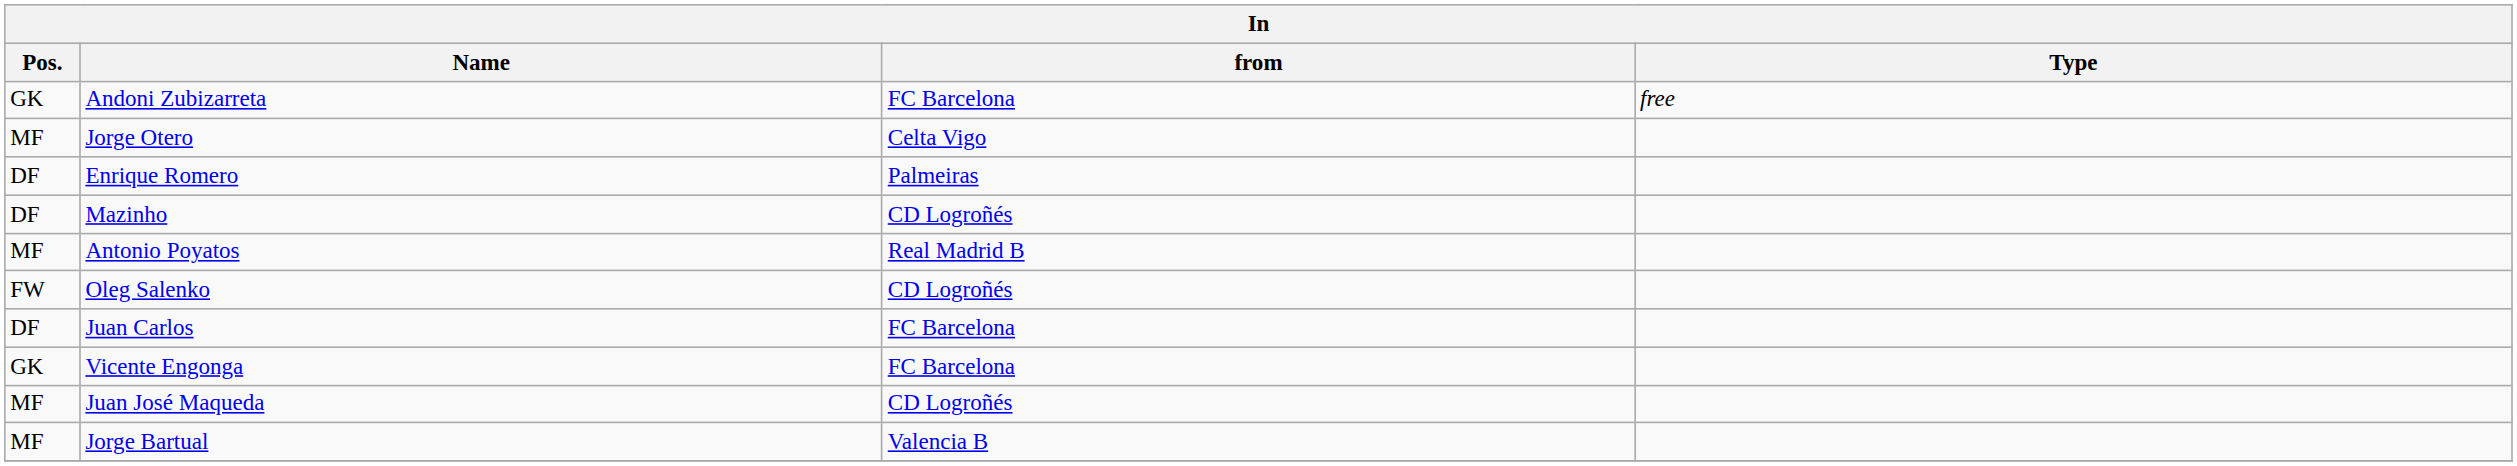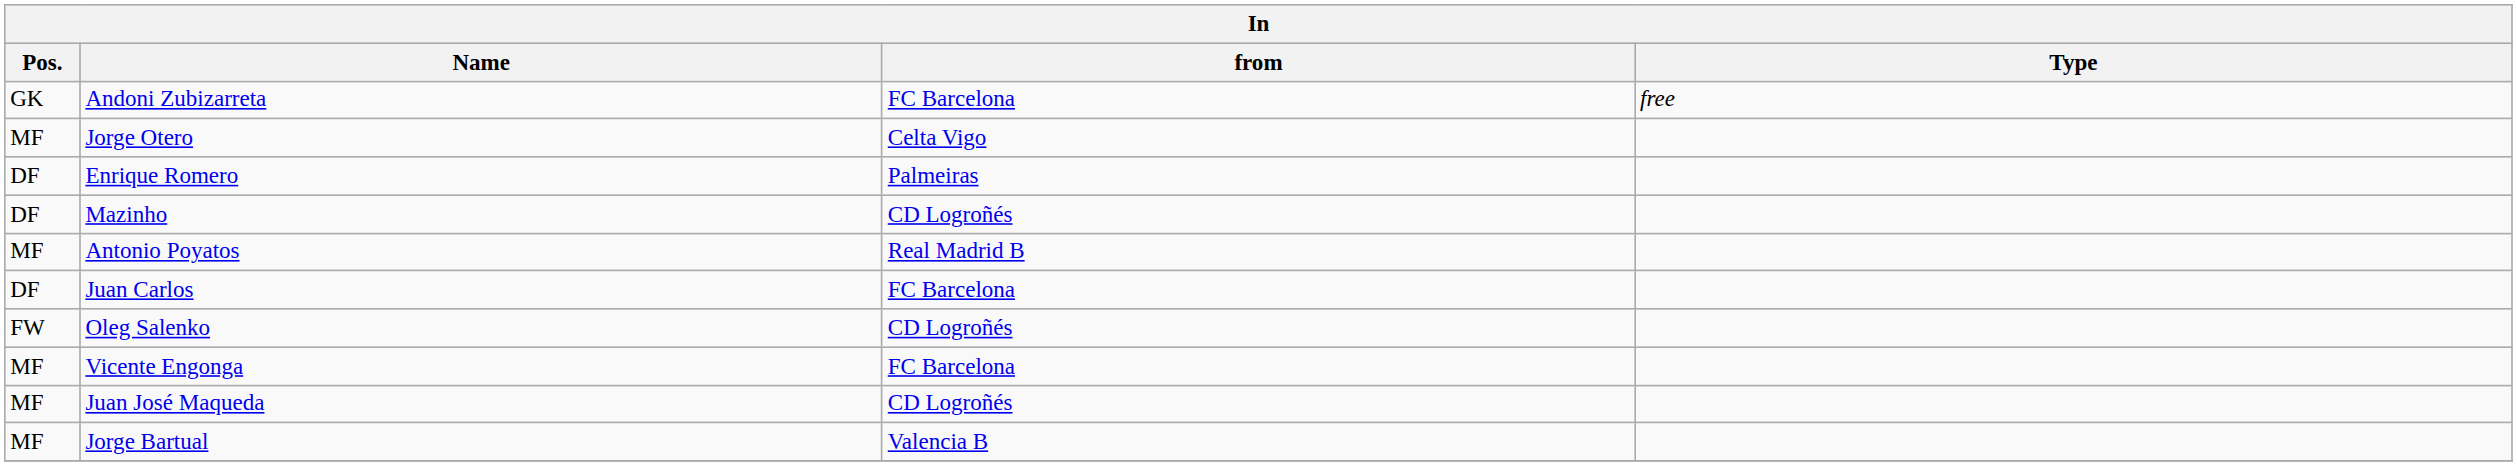rows swapped: (148, 289) <-> (139, 327)
(27, 365) GK -> (27, 365) MF
